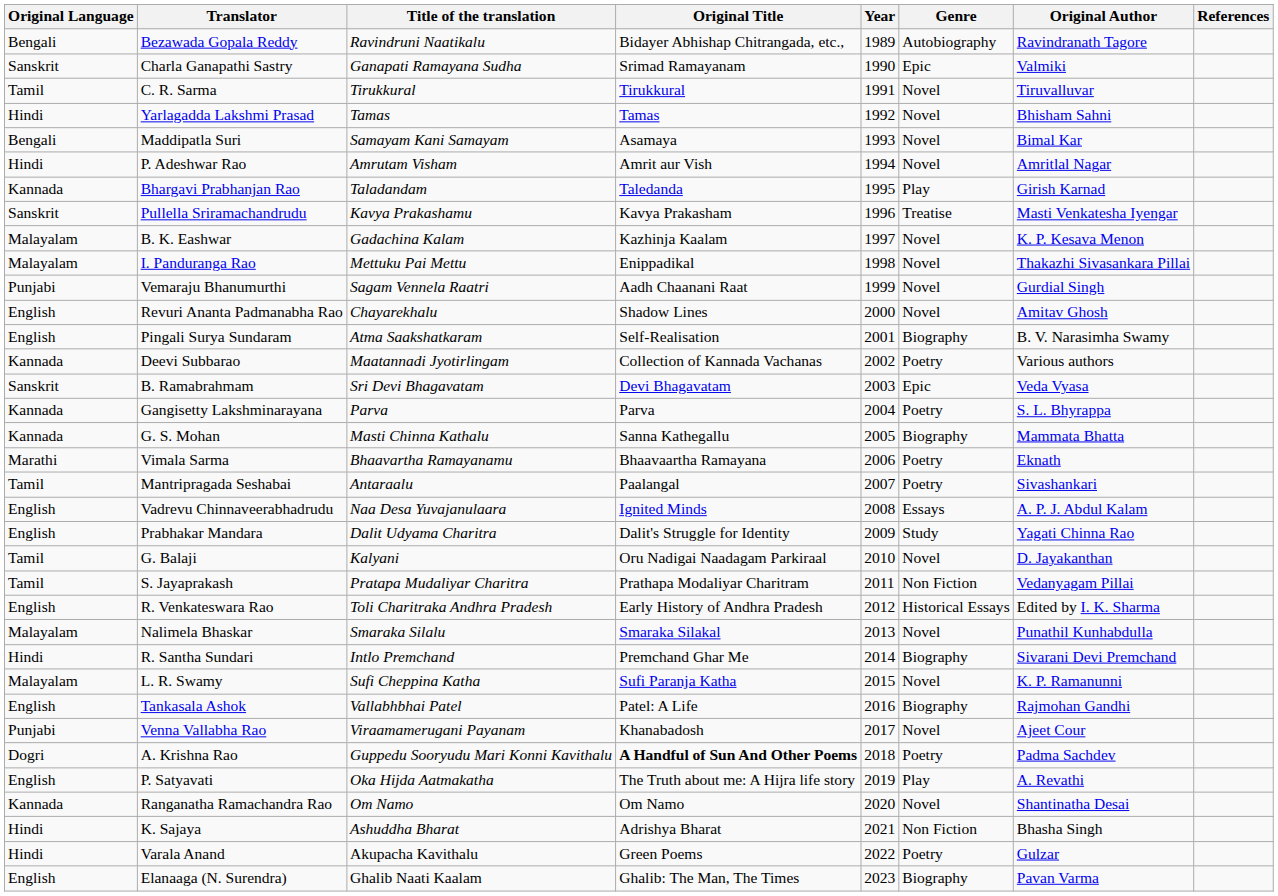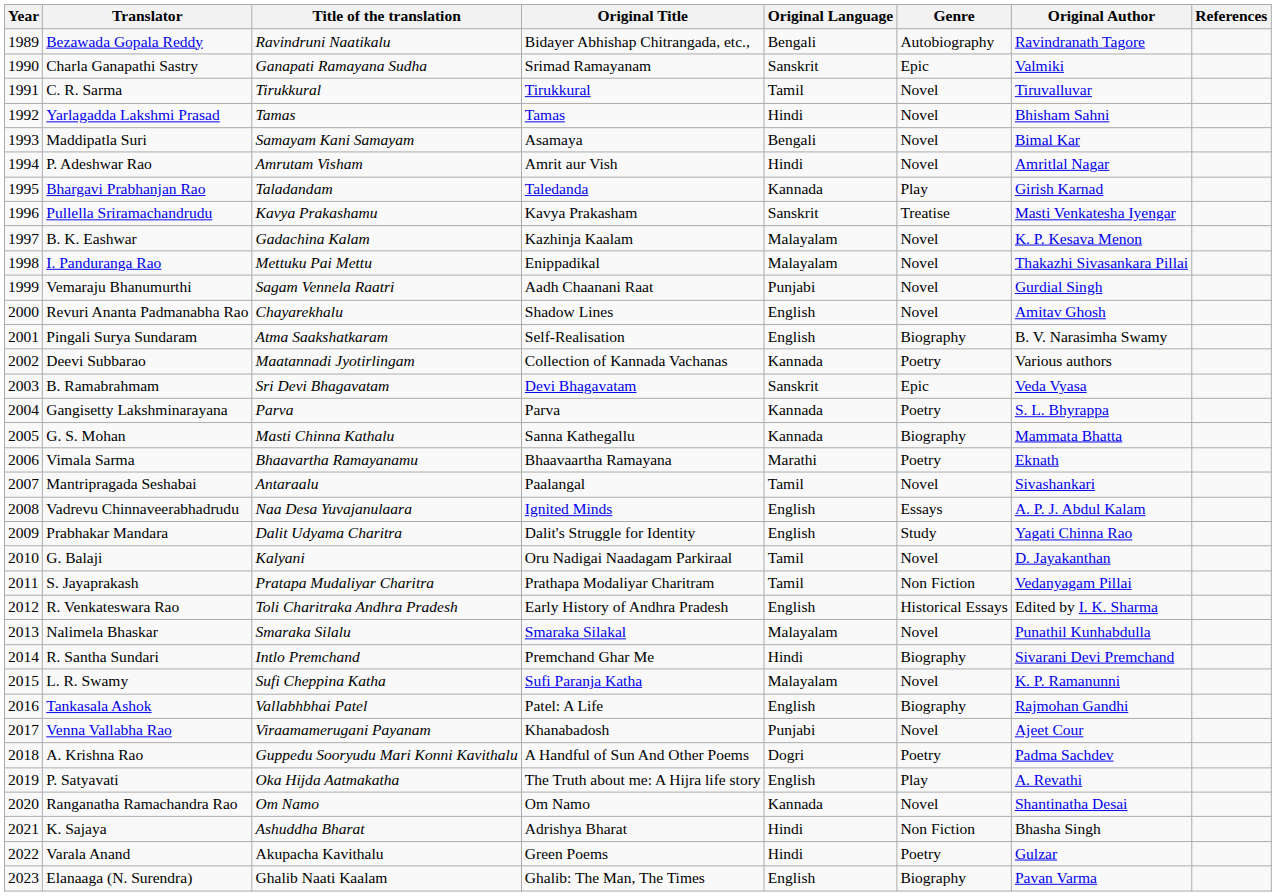columns swapped: (880, 16) <-> (71, 16)
(923, 484) Poetry -> (919, 484) Novel
(738, 755) bold -> (637, 755) normal
